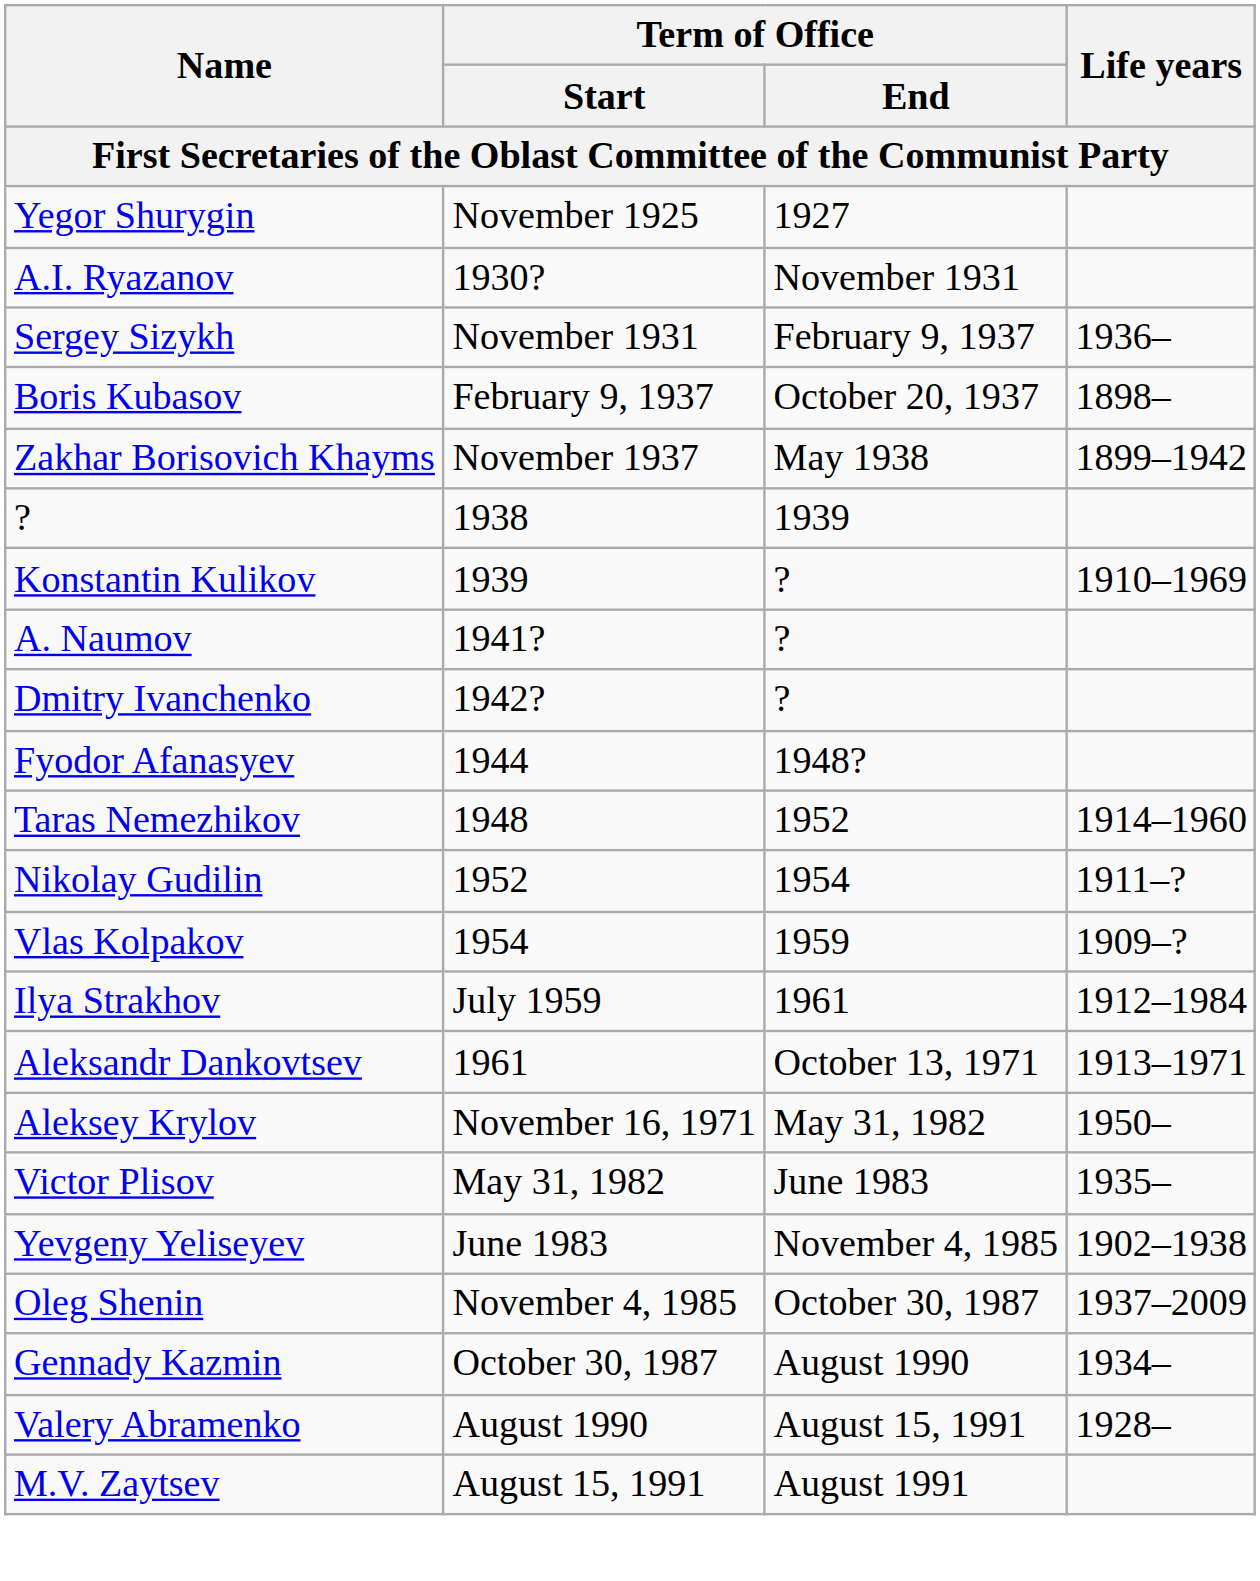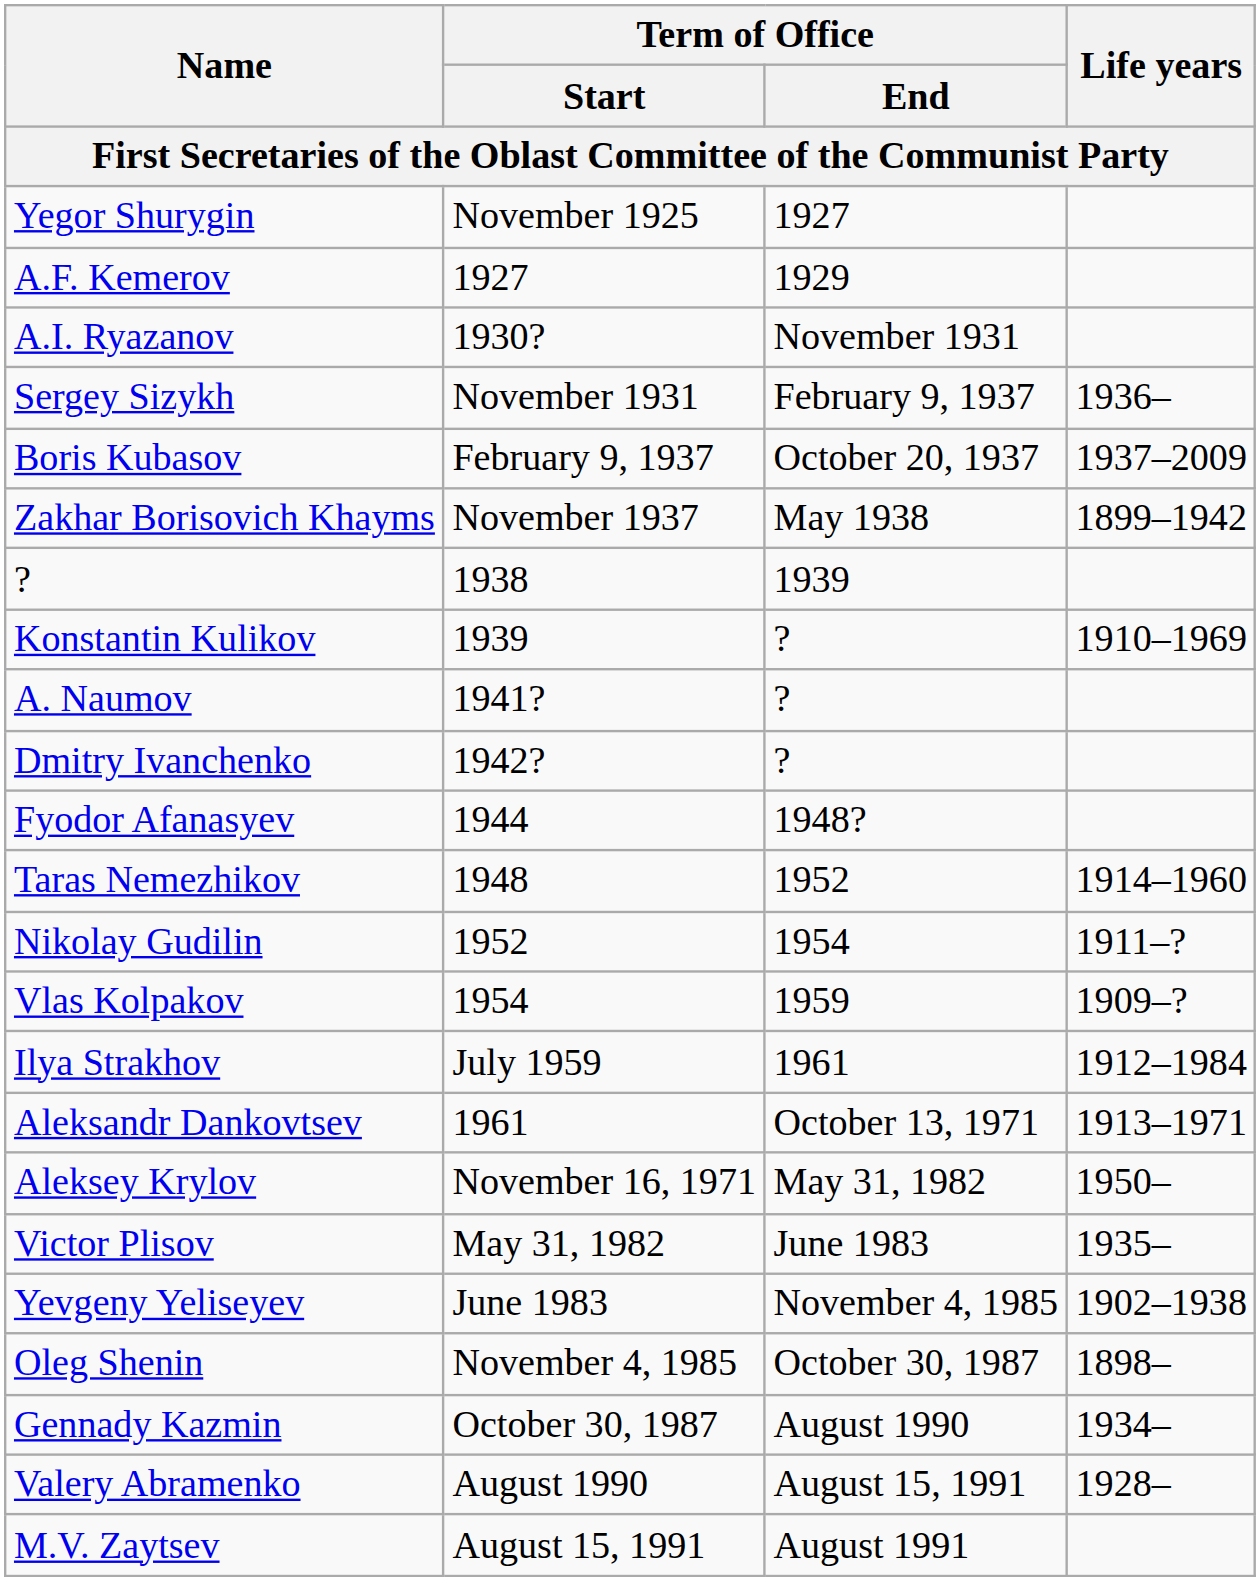+ row: (122, 276)
(1123, 397) 1898– -> (1161, 457) 1937–2009
(1161, 1302) 1937–2009 -> (1123, 1363) 1898–
